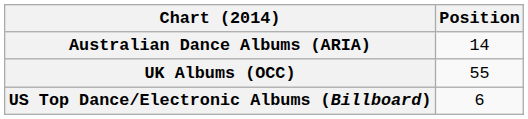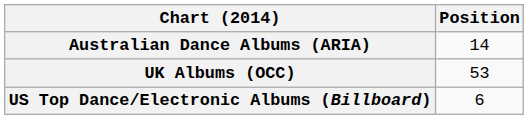(480, 73) 55 -> (480, 73) 53
